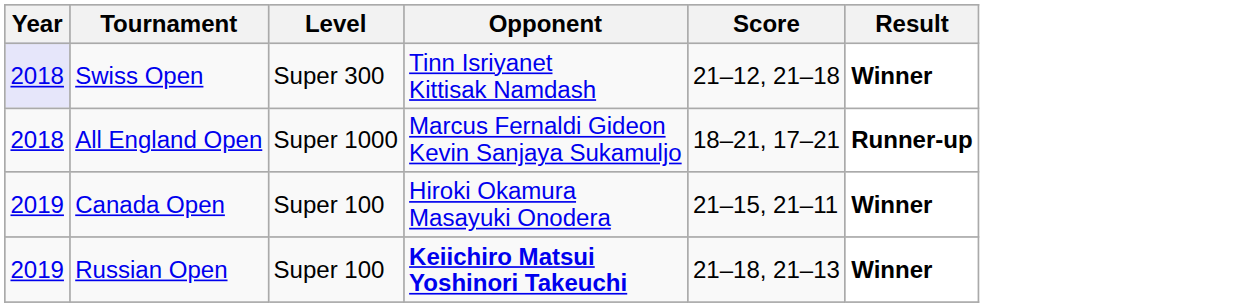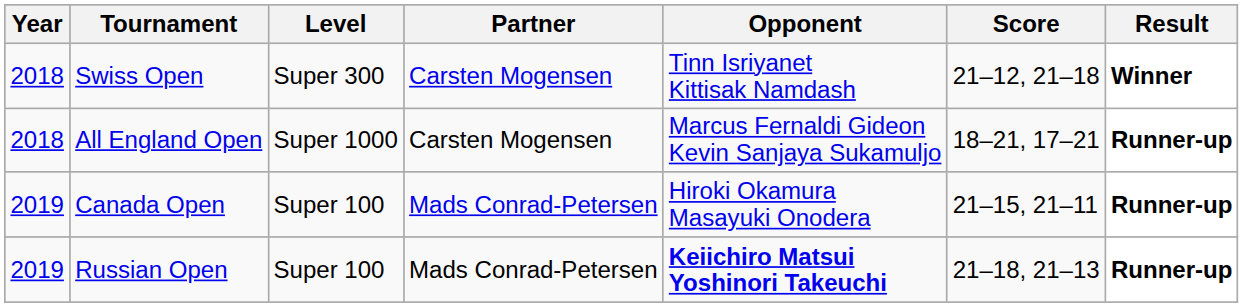+ column: (533, 24)
(37, 76) lavender background -> (37, 76) no background
(892, 205) Winner -> (1172, 205) Runner-up
(892, 270) Winner -> (1172, 270) Runner-up
